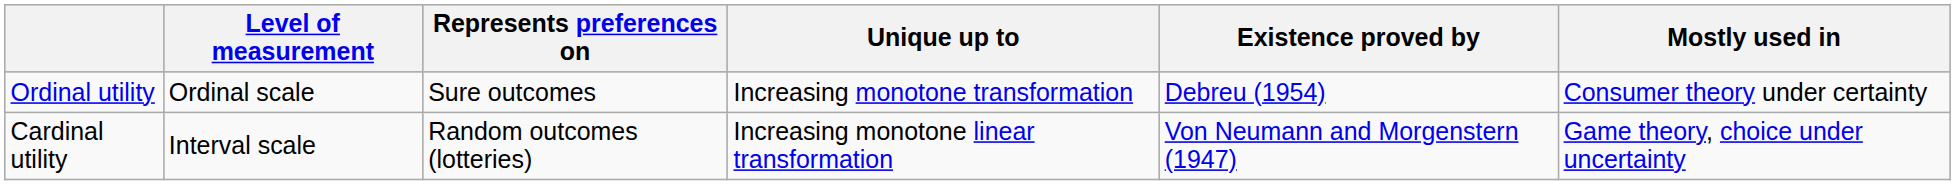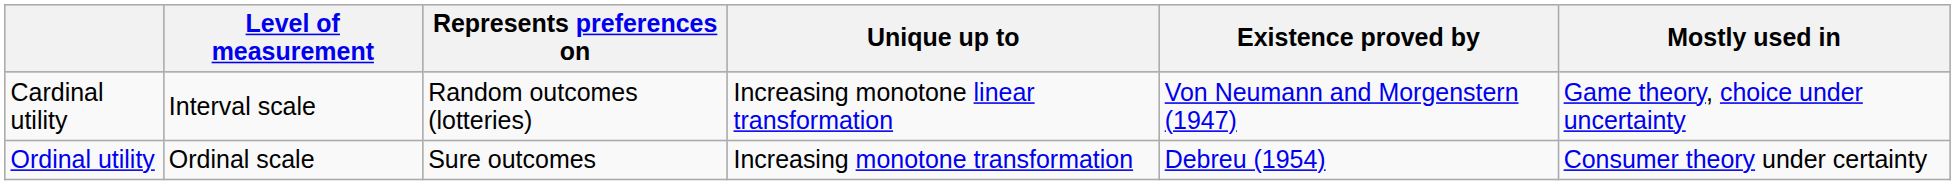rows swapped: (83, 91) <-> (57, 145)
